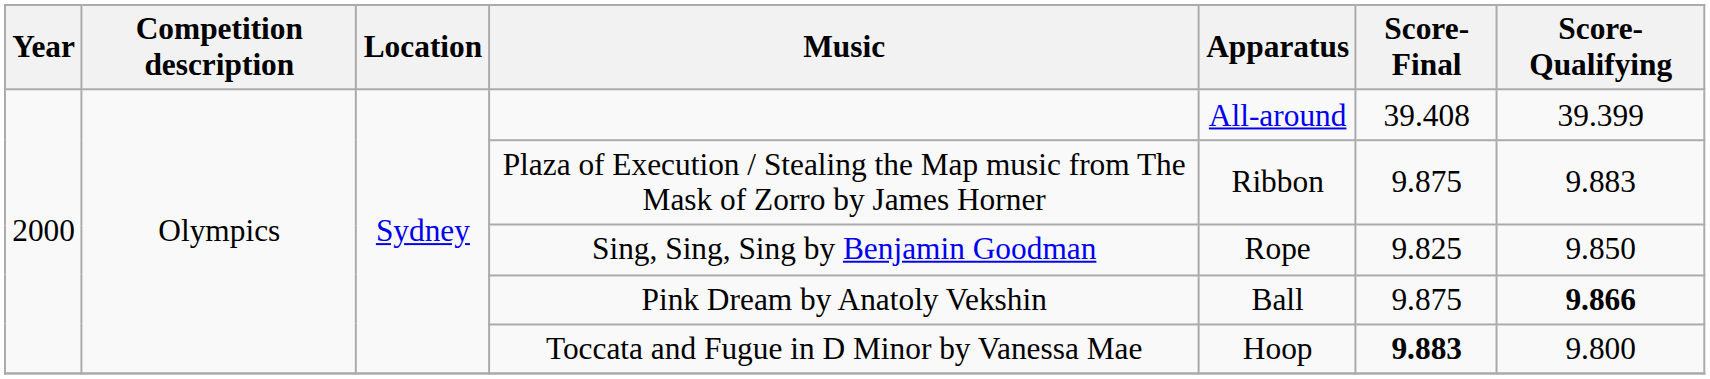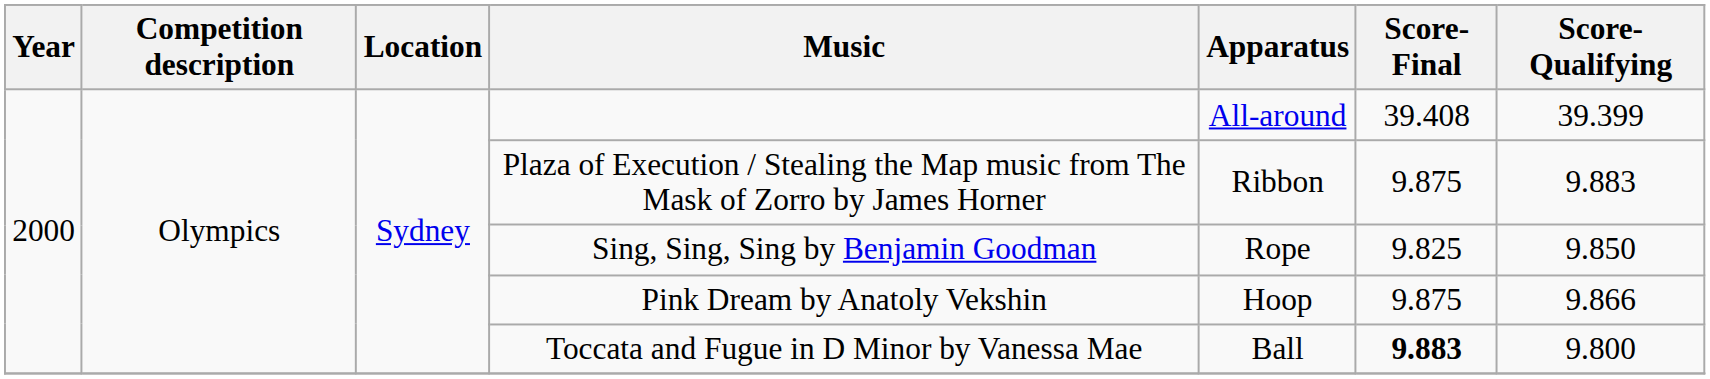(1278, 298) Ball -> (1278, 298) Hoop
(1601, 298) bold -> (1601, 298) normal
(1278, 348) Hoop -> (1278, 348) Ball
